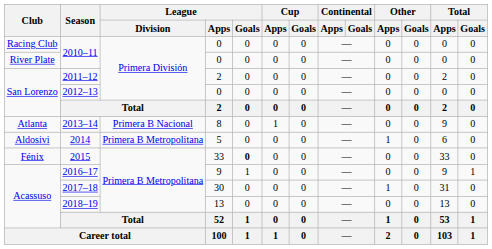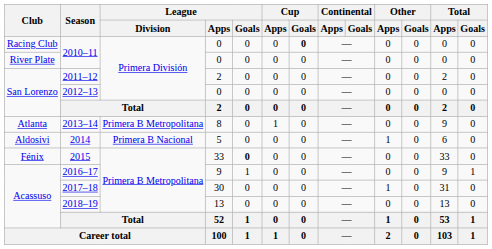(304, 44) normal -> (304, 44) bold
(153, 124) Primera B Nacional -> (153, 124) Primera B Metropolitana
(153, 140) Primera B Metropolitana -> (153, 140) Primera B Nacional
